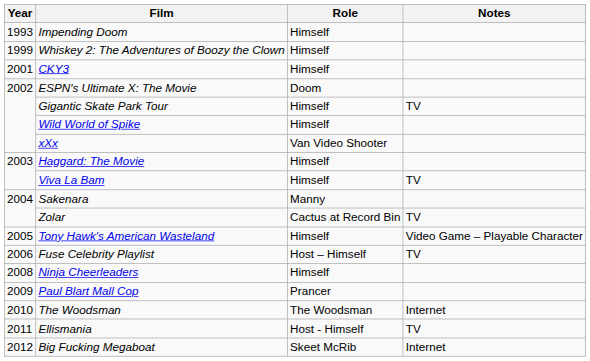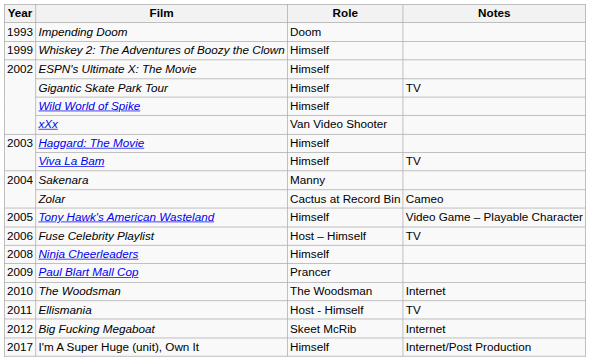(310, 32) Himself -> (306, 32) Doom
- row: (54, 69)
(306, 87) Doom -> (310, 69) Himself
(413, 217) TV -> (425, 198) Cameo
+ row: (119, 347)
